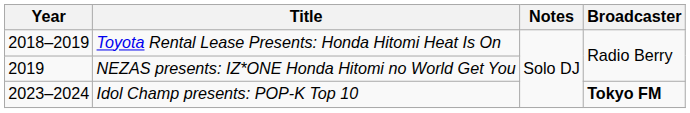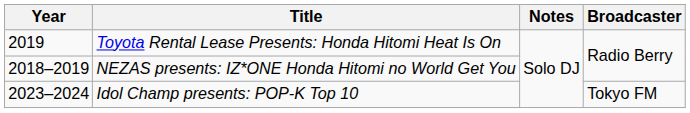(49, 42) 2018–2019 -> (26, 42) 2019
(26, 68) 2019 -> (49, 68) 2018–2019
(624, 94) bold -> (622, 94) normal
